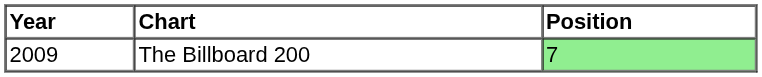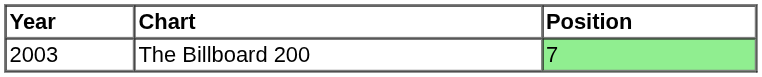(34, 54) 2009 -> (34, 54) 2003
